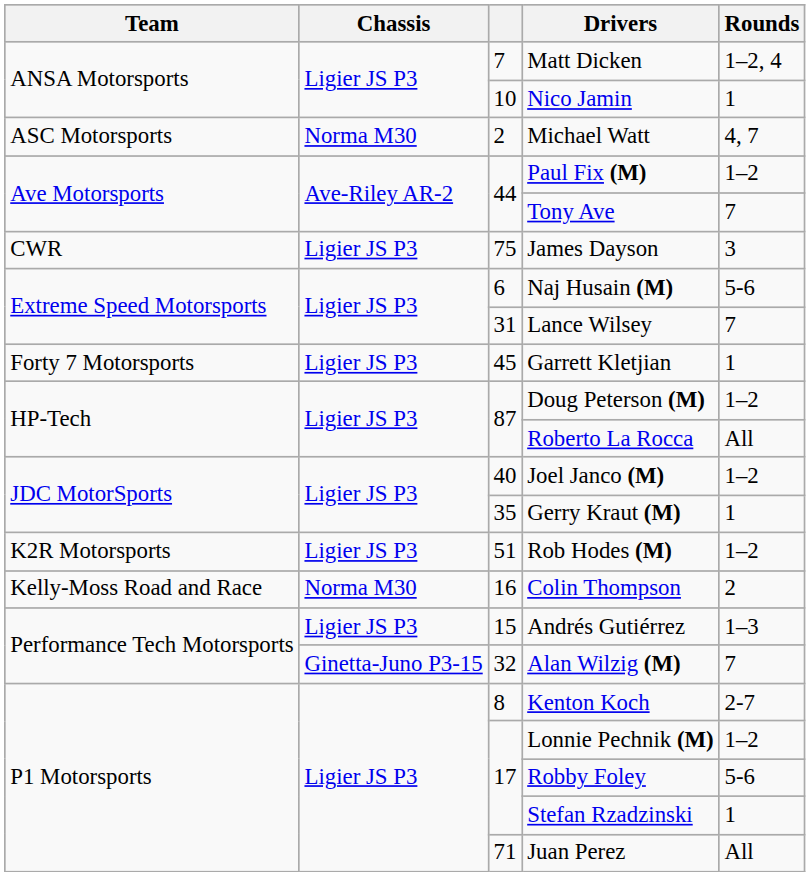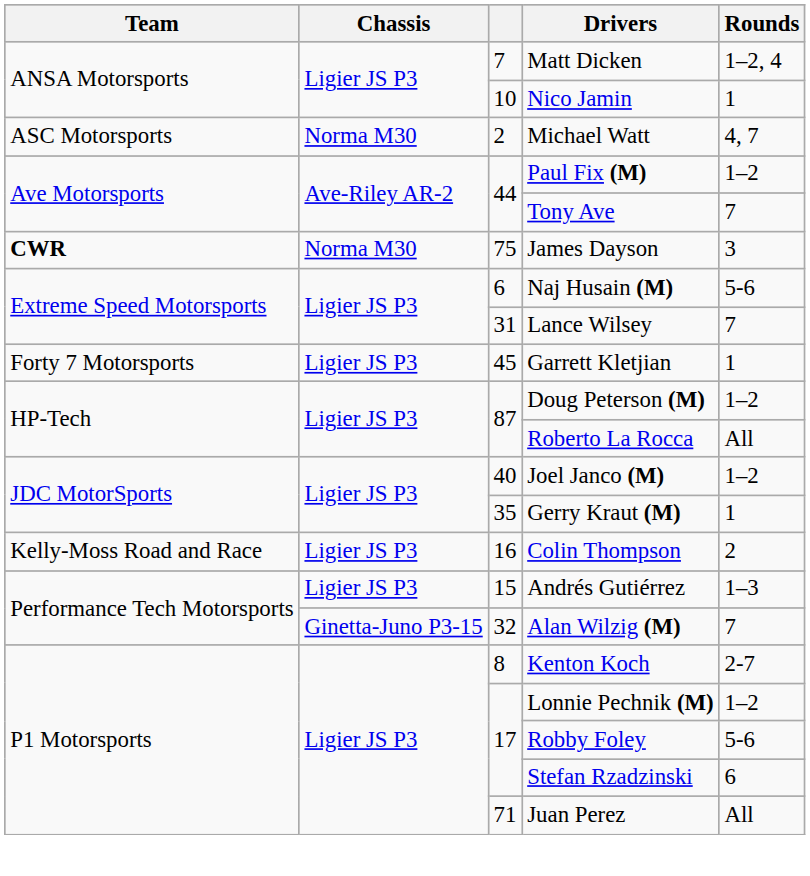(36, 249) normal -> (38, 249) bold
(361, 249) Ligier JS P3 -> (361, 249) Norma M30
- row: (600, 550)
(361, 588) Norma M30 -> (361, 550) Ligier JS P3
(730, 814) 1 -> (730, 776) 6
